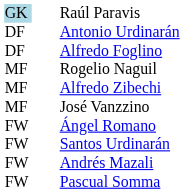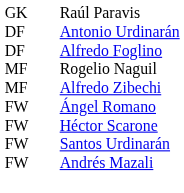(16, 13) lightblue background -> (16, 13) no background
- row: (105, 106)
+ row: (109, 125)
- row: (110, 181)
